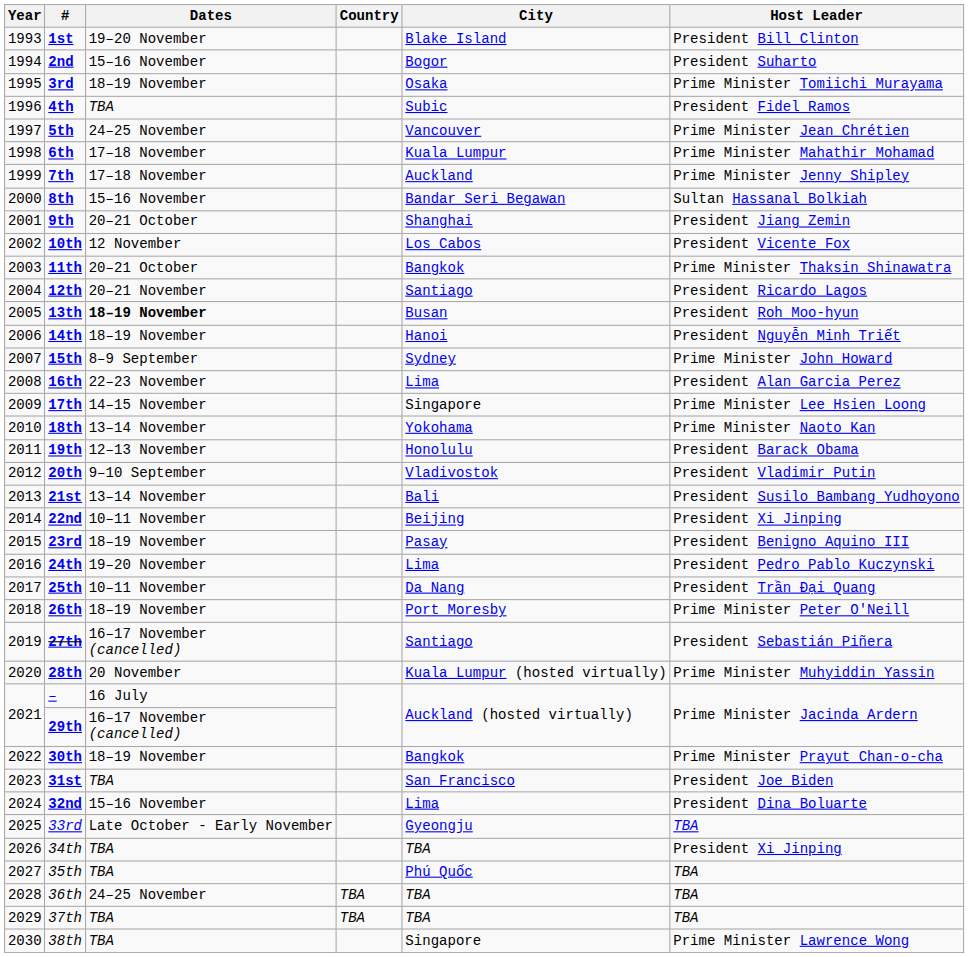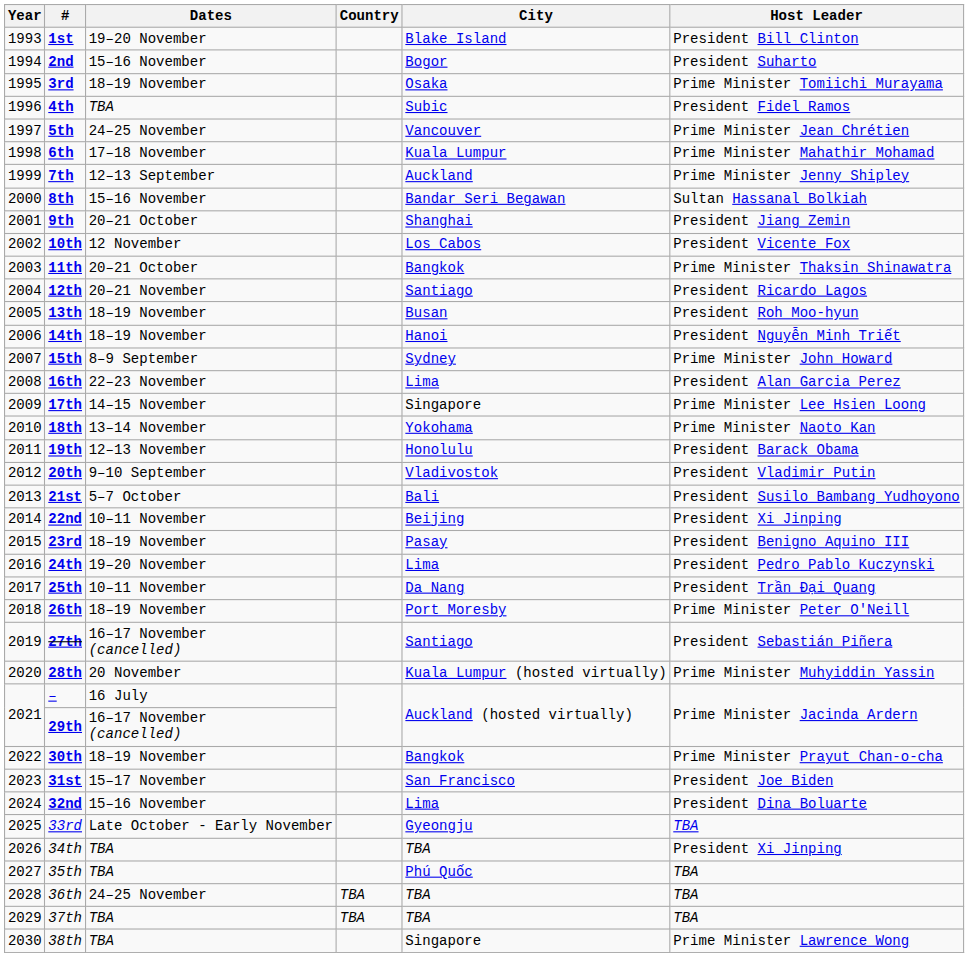(148, 176) 17–18 November -> (152, 176) 12–13 September
(148, 313) bold -> (148, 313) normal
(148, 497) 13–14 November -> (135, 497) 5–7 October
(101, 781) TBA -> (148, 781) 15–17 November
